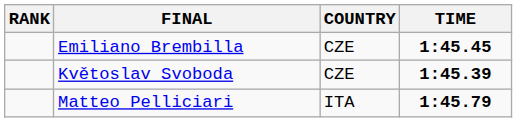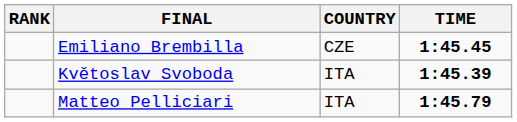(339, 75) CZE -> (339, 75) ITA
